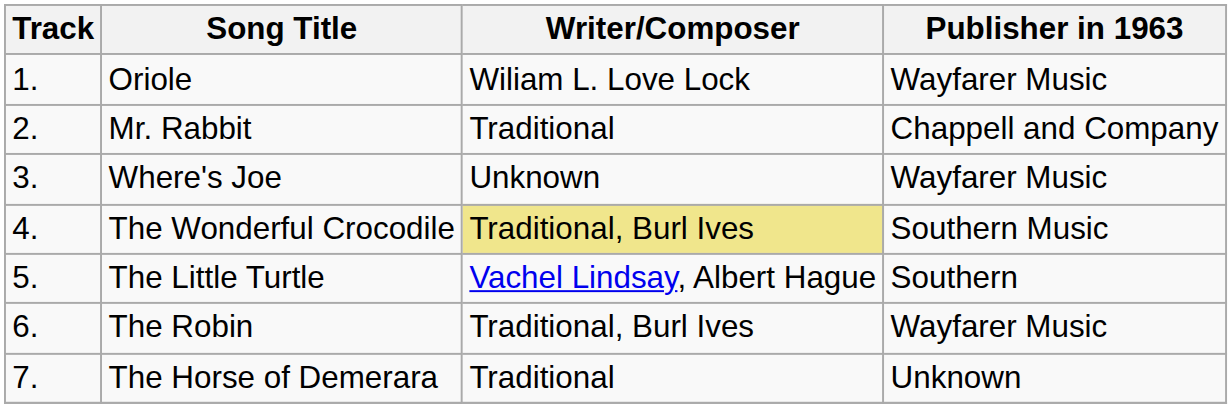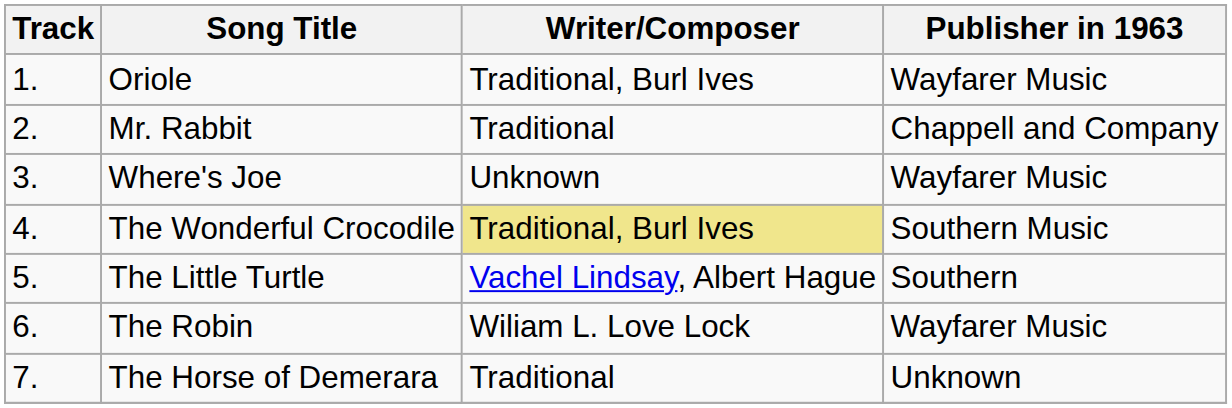(610, 79) Wiliam L. Love Lock -> (612, 79) Traditional, Burl Ives
(612, 327) Traditional, Burl Ives -> (610, 327) Wiliam L. Love Lock
